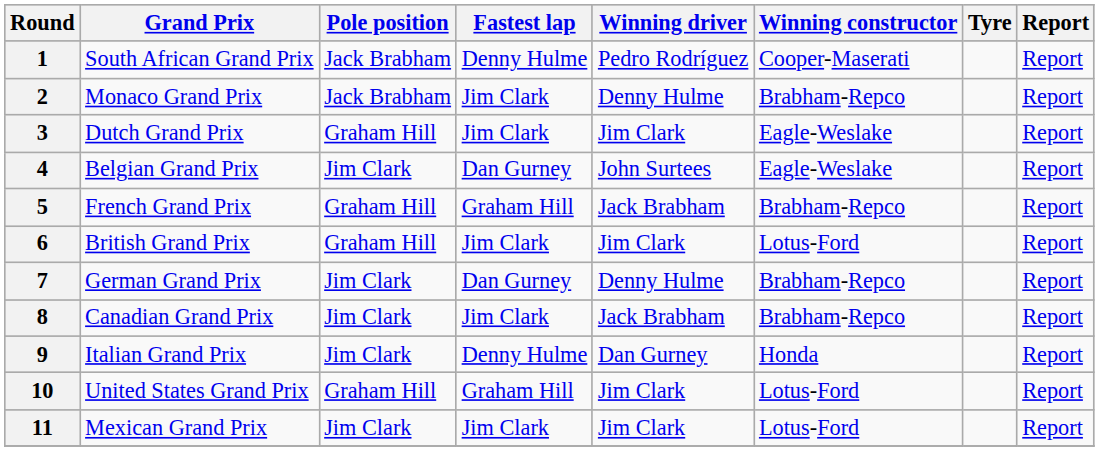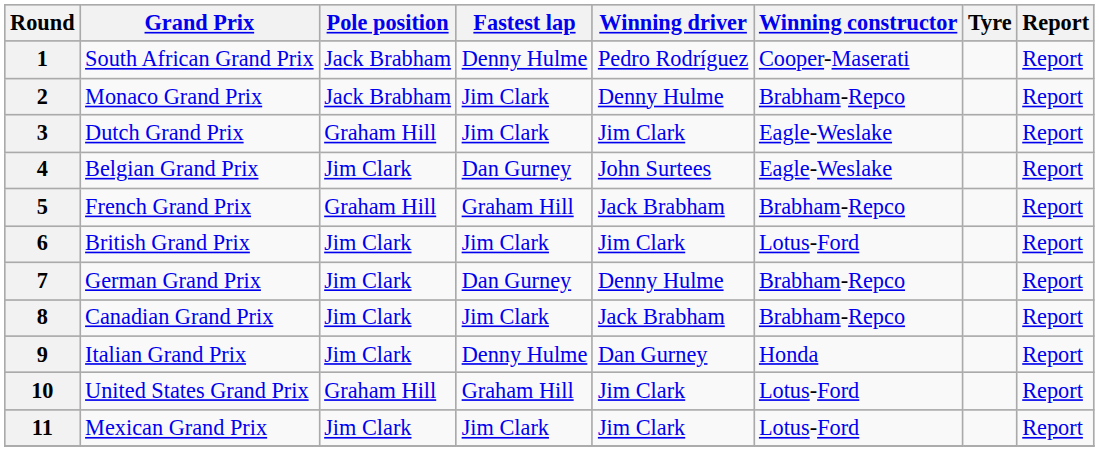(380, 243) Graham Hill -> (368, 243) Jim Clark
